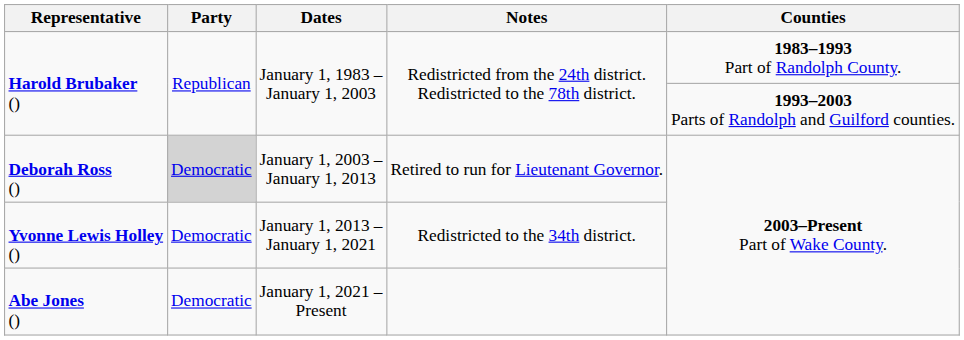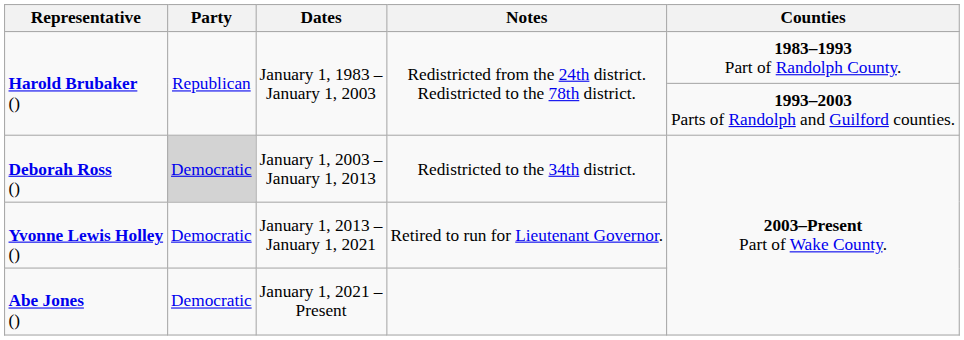(527, 168) Retired to run for Lieutenant Governor. -> (527, 168) Redistricted to the 34th district.
(527, 235) Redistricted to the 34th district. -> (527, 235) Retired to run for Lieutenant Governor.
